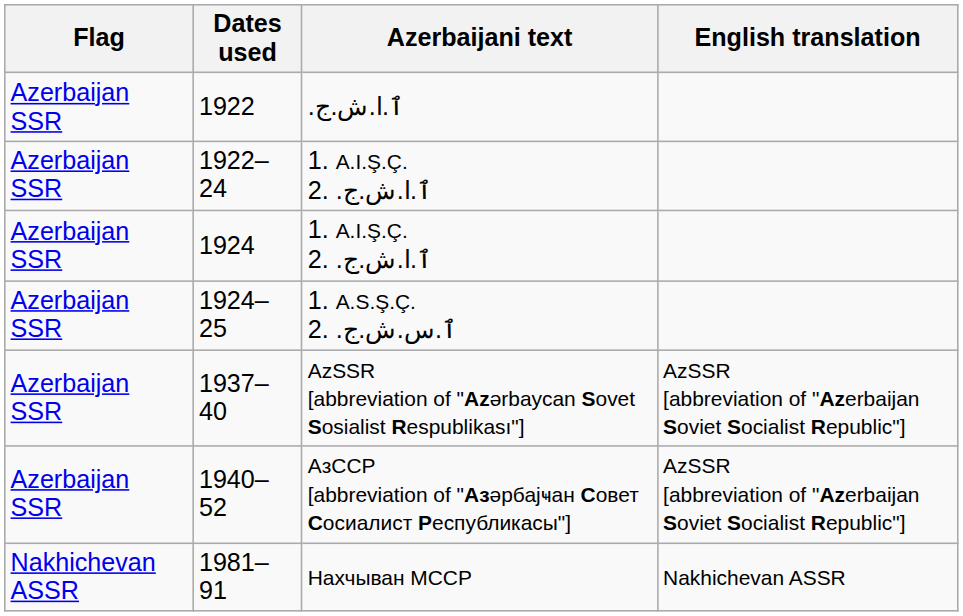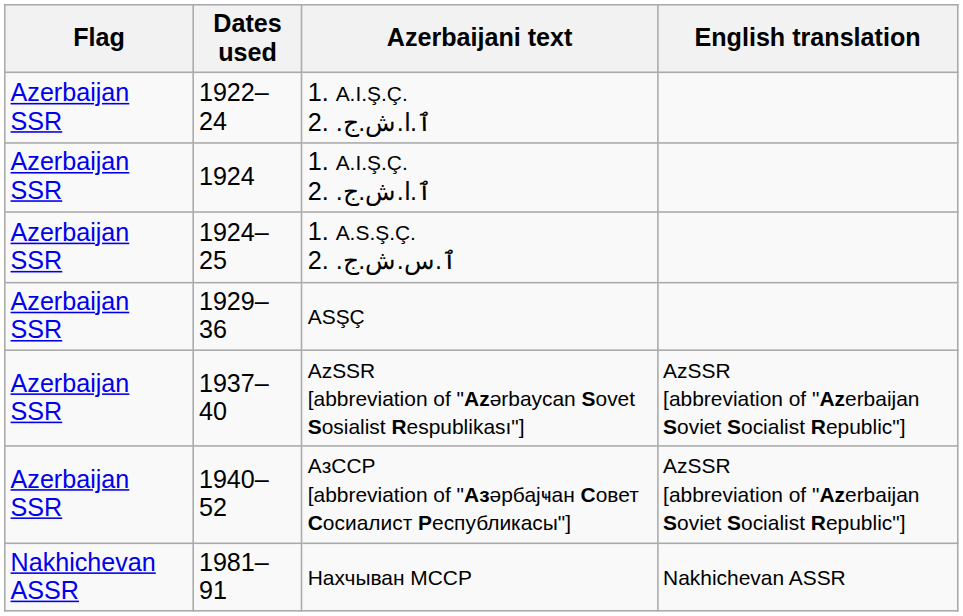- row: (227, 106)
+ row: (234, 315)
